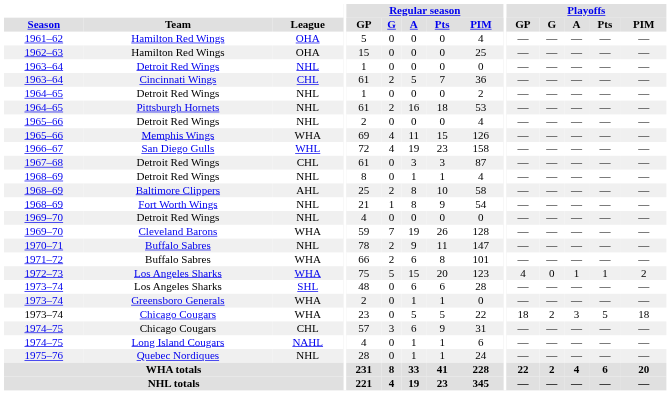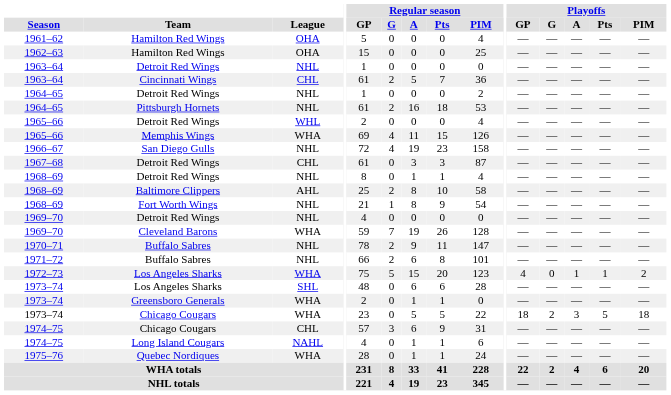(308, 121) NHL -> (308, 121) WHL
(308, 149) WHL -> (308, 149) NHL
(308, 259) WHA -> (308, 259) NHL
(308, 356) NHL -> (308, 356) WHA
